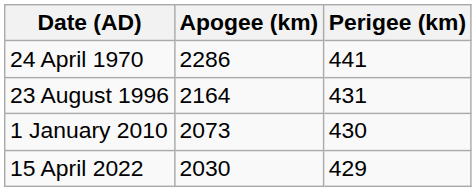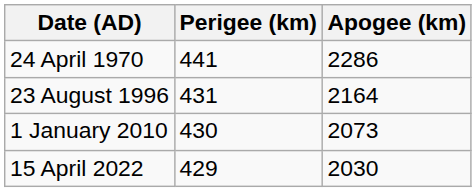columns swapped: (397, 22) <-> (249, 22)
